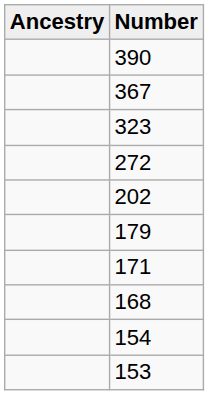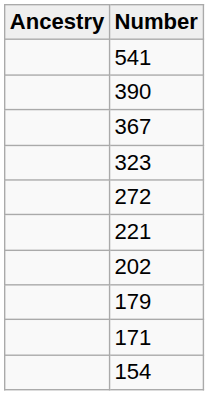+ row: (133, 57)
+ row: (133, 232)
- row: (133, 302)
- row: (133, 372)
